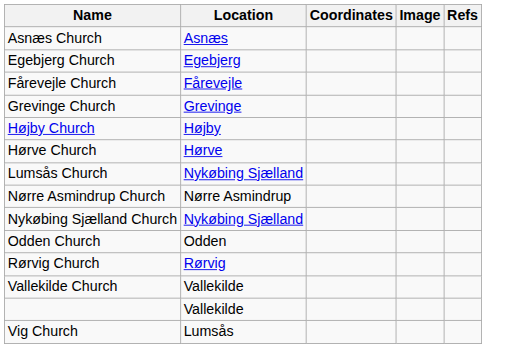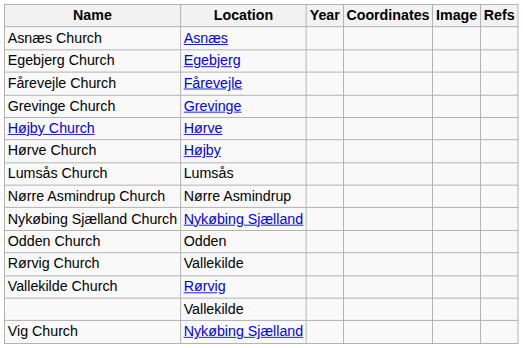+ column: (325, 15)
(202, 128) Højby -> (203, 128) Hørve
(203, 151) Hørve -> (202, 151) Højby
(243, 173) Nykøbing Sjælland -> (209, 173) Lumsås
(205, 264) Rørvig -> (214, 264) Vallekilde
(214, 286) Vallekilde -> (205, 286) Rørvig
(209, 331) Lumsås -> (243, 331) Nykøbing Sjælland
